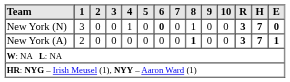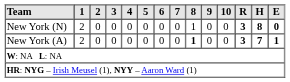(82, 26) 3 -> (82, 26) 2
(130, 26) 1 -> (130, 26) 0
(162, 26) bold -> (162, 26) normal
(260, 26) 7 -> (260, 26) 8
